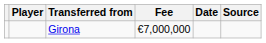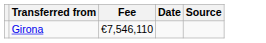- column: (27, 12)
(164, 29) €7,000,000 -> (127, 29) €7,546,110
